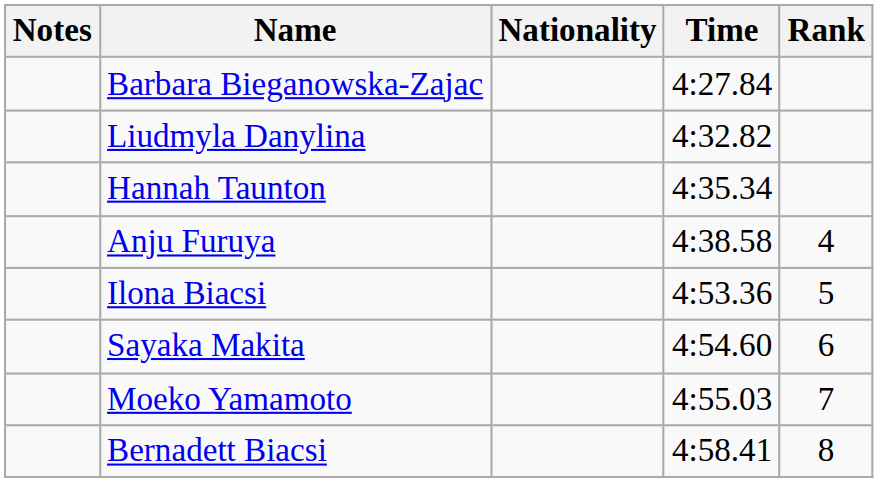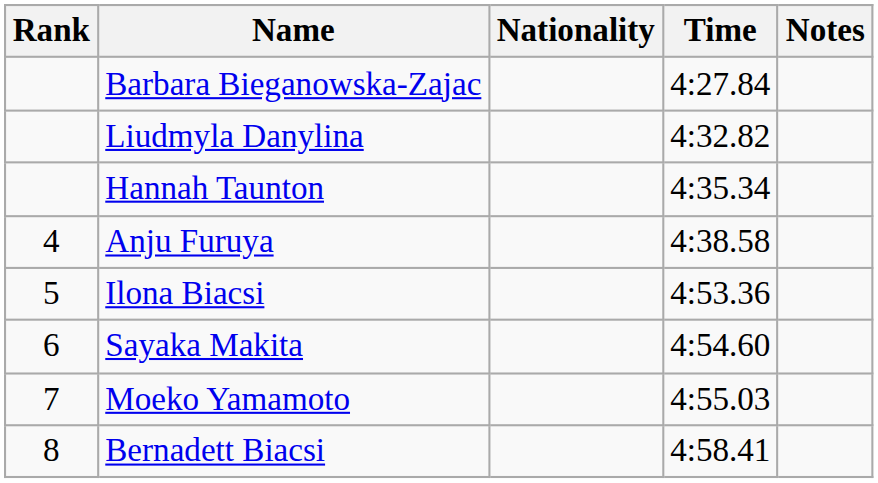columns swapped: (826, 30) <-> (52, 30)
